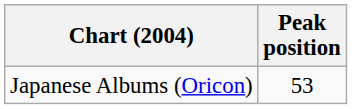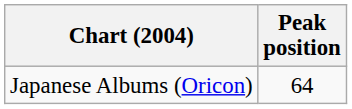(302, 84) 53 -> (302, 84) 64
